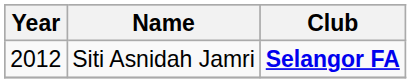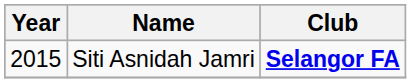(36, 59) 2012 -> (36, 59) 2015
